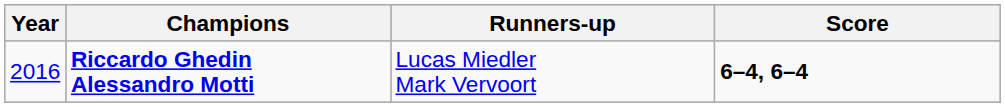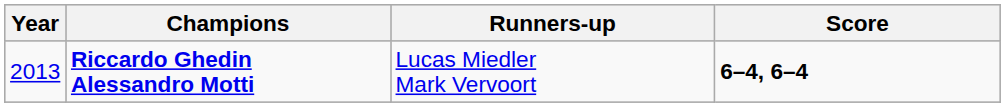(35, 71) 2016 -> (35, 71) 2013
